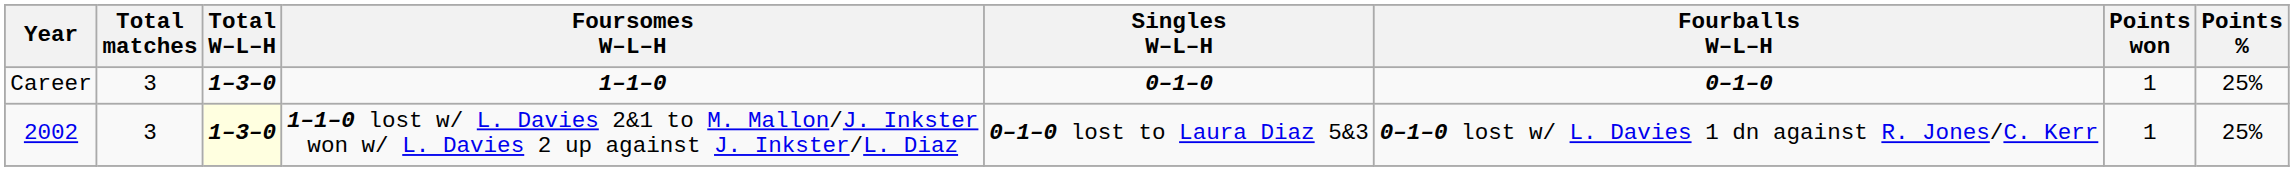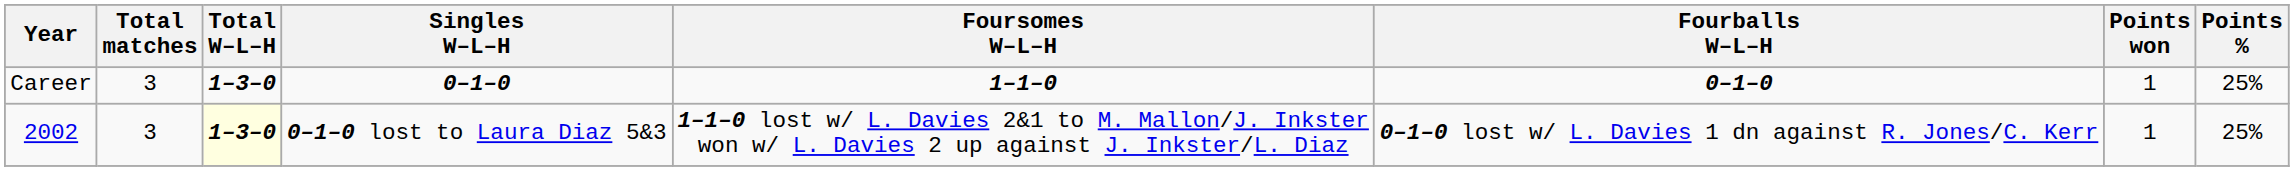columns swapped: (1179, 36) <-> (633, 36)
